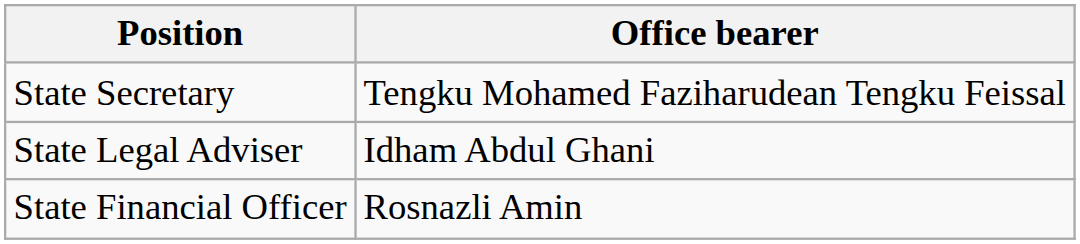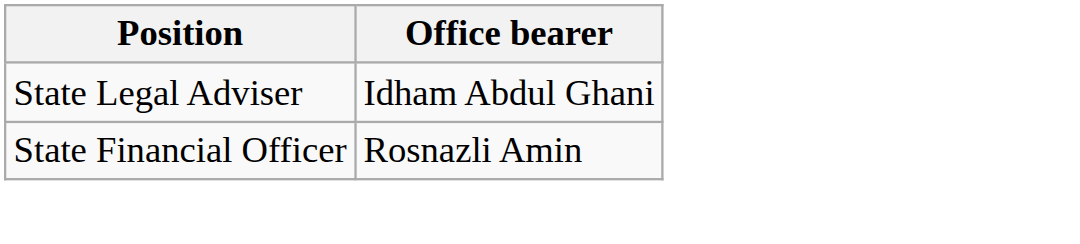- row: (124, 91)
